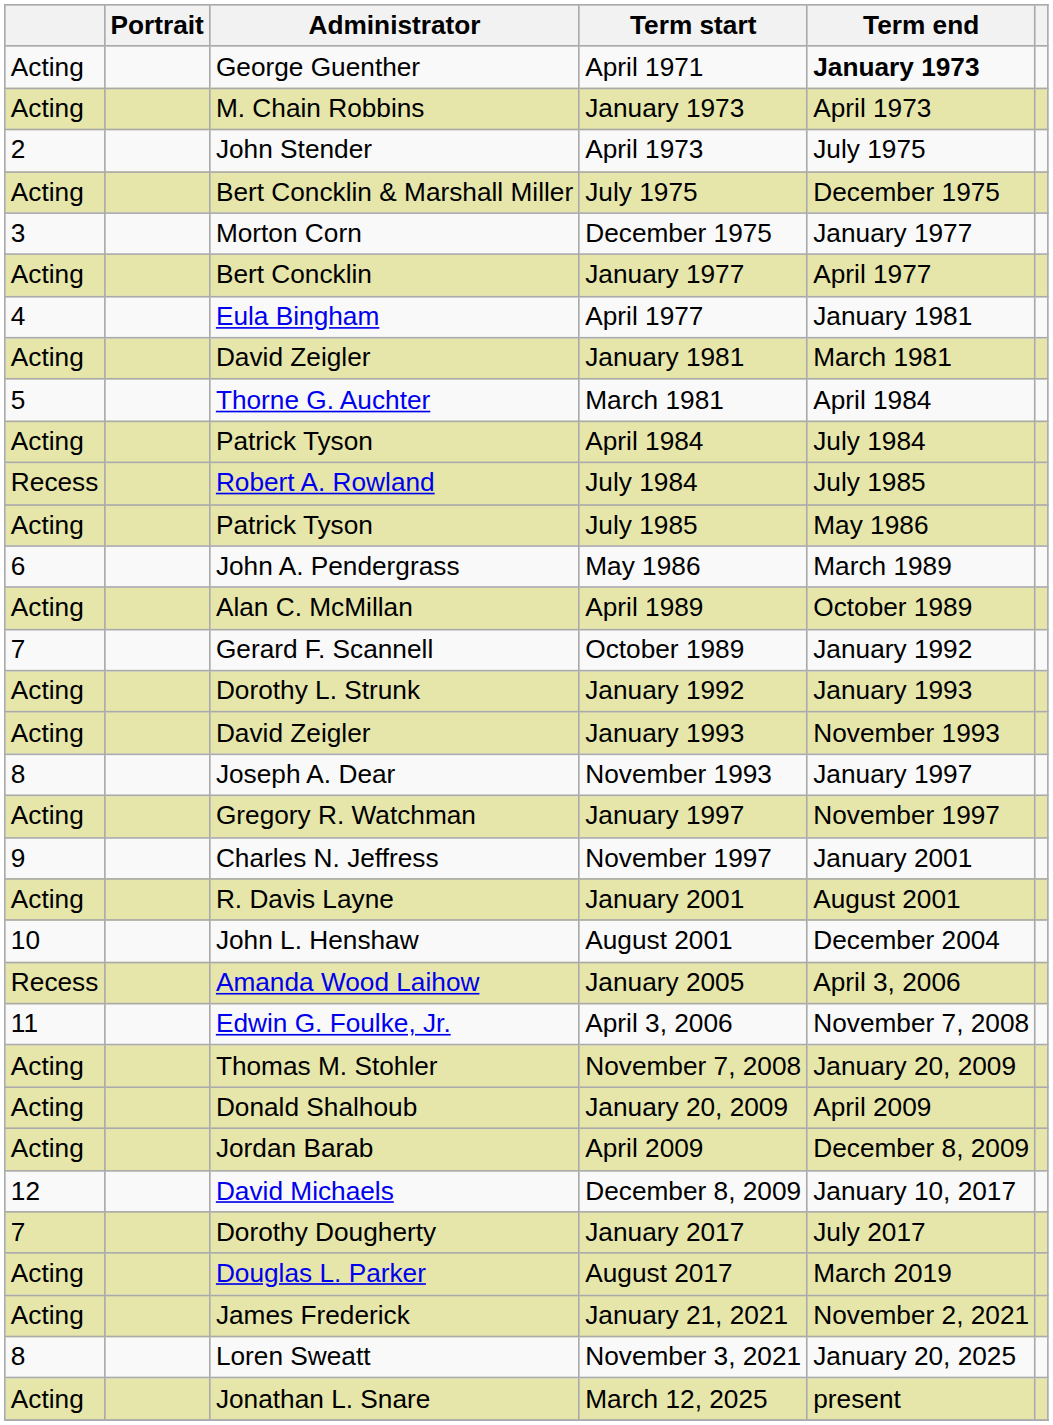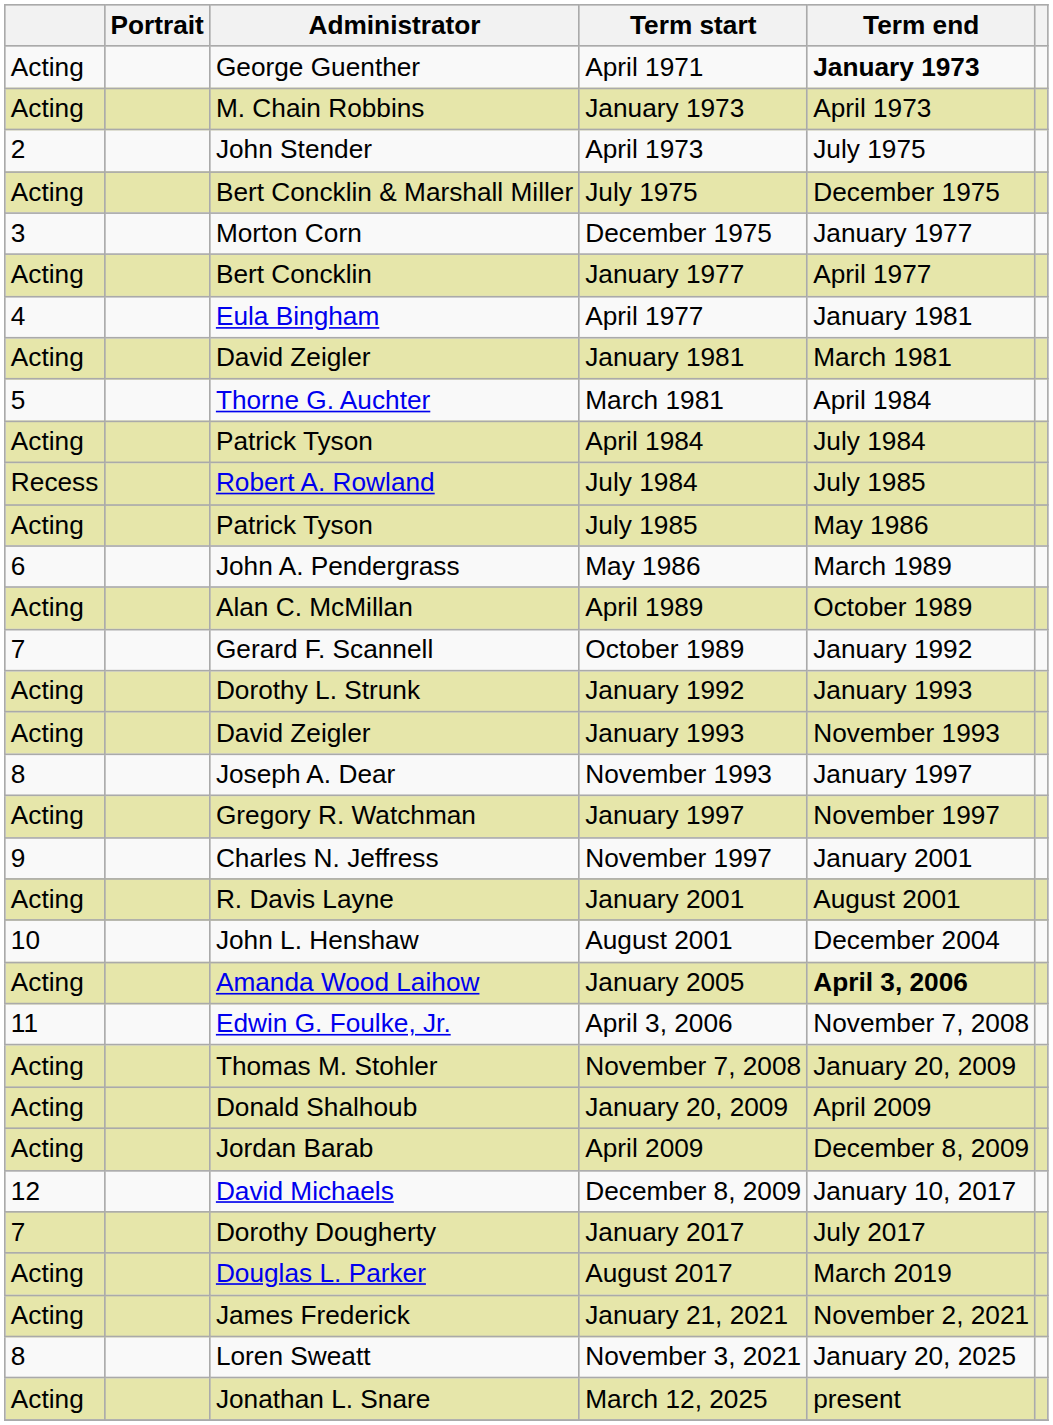(55, 982) Recess -> (47, 982) Acting
(887, 982) normal -> (891, 982) bold
